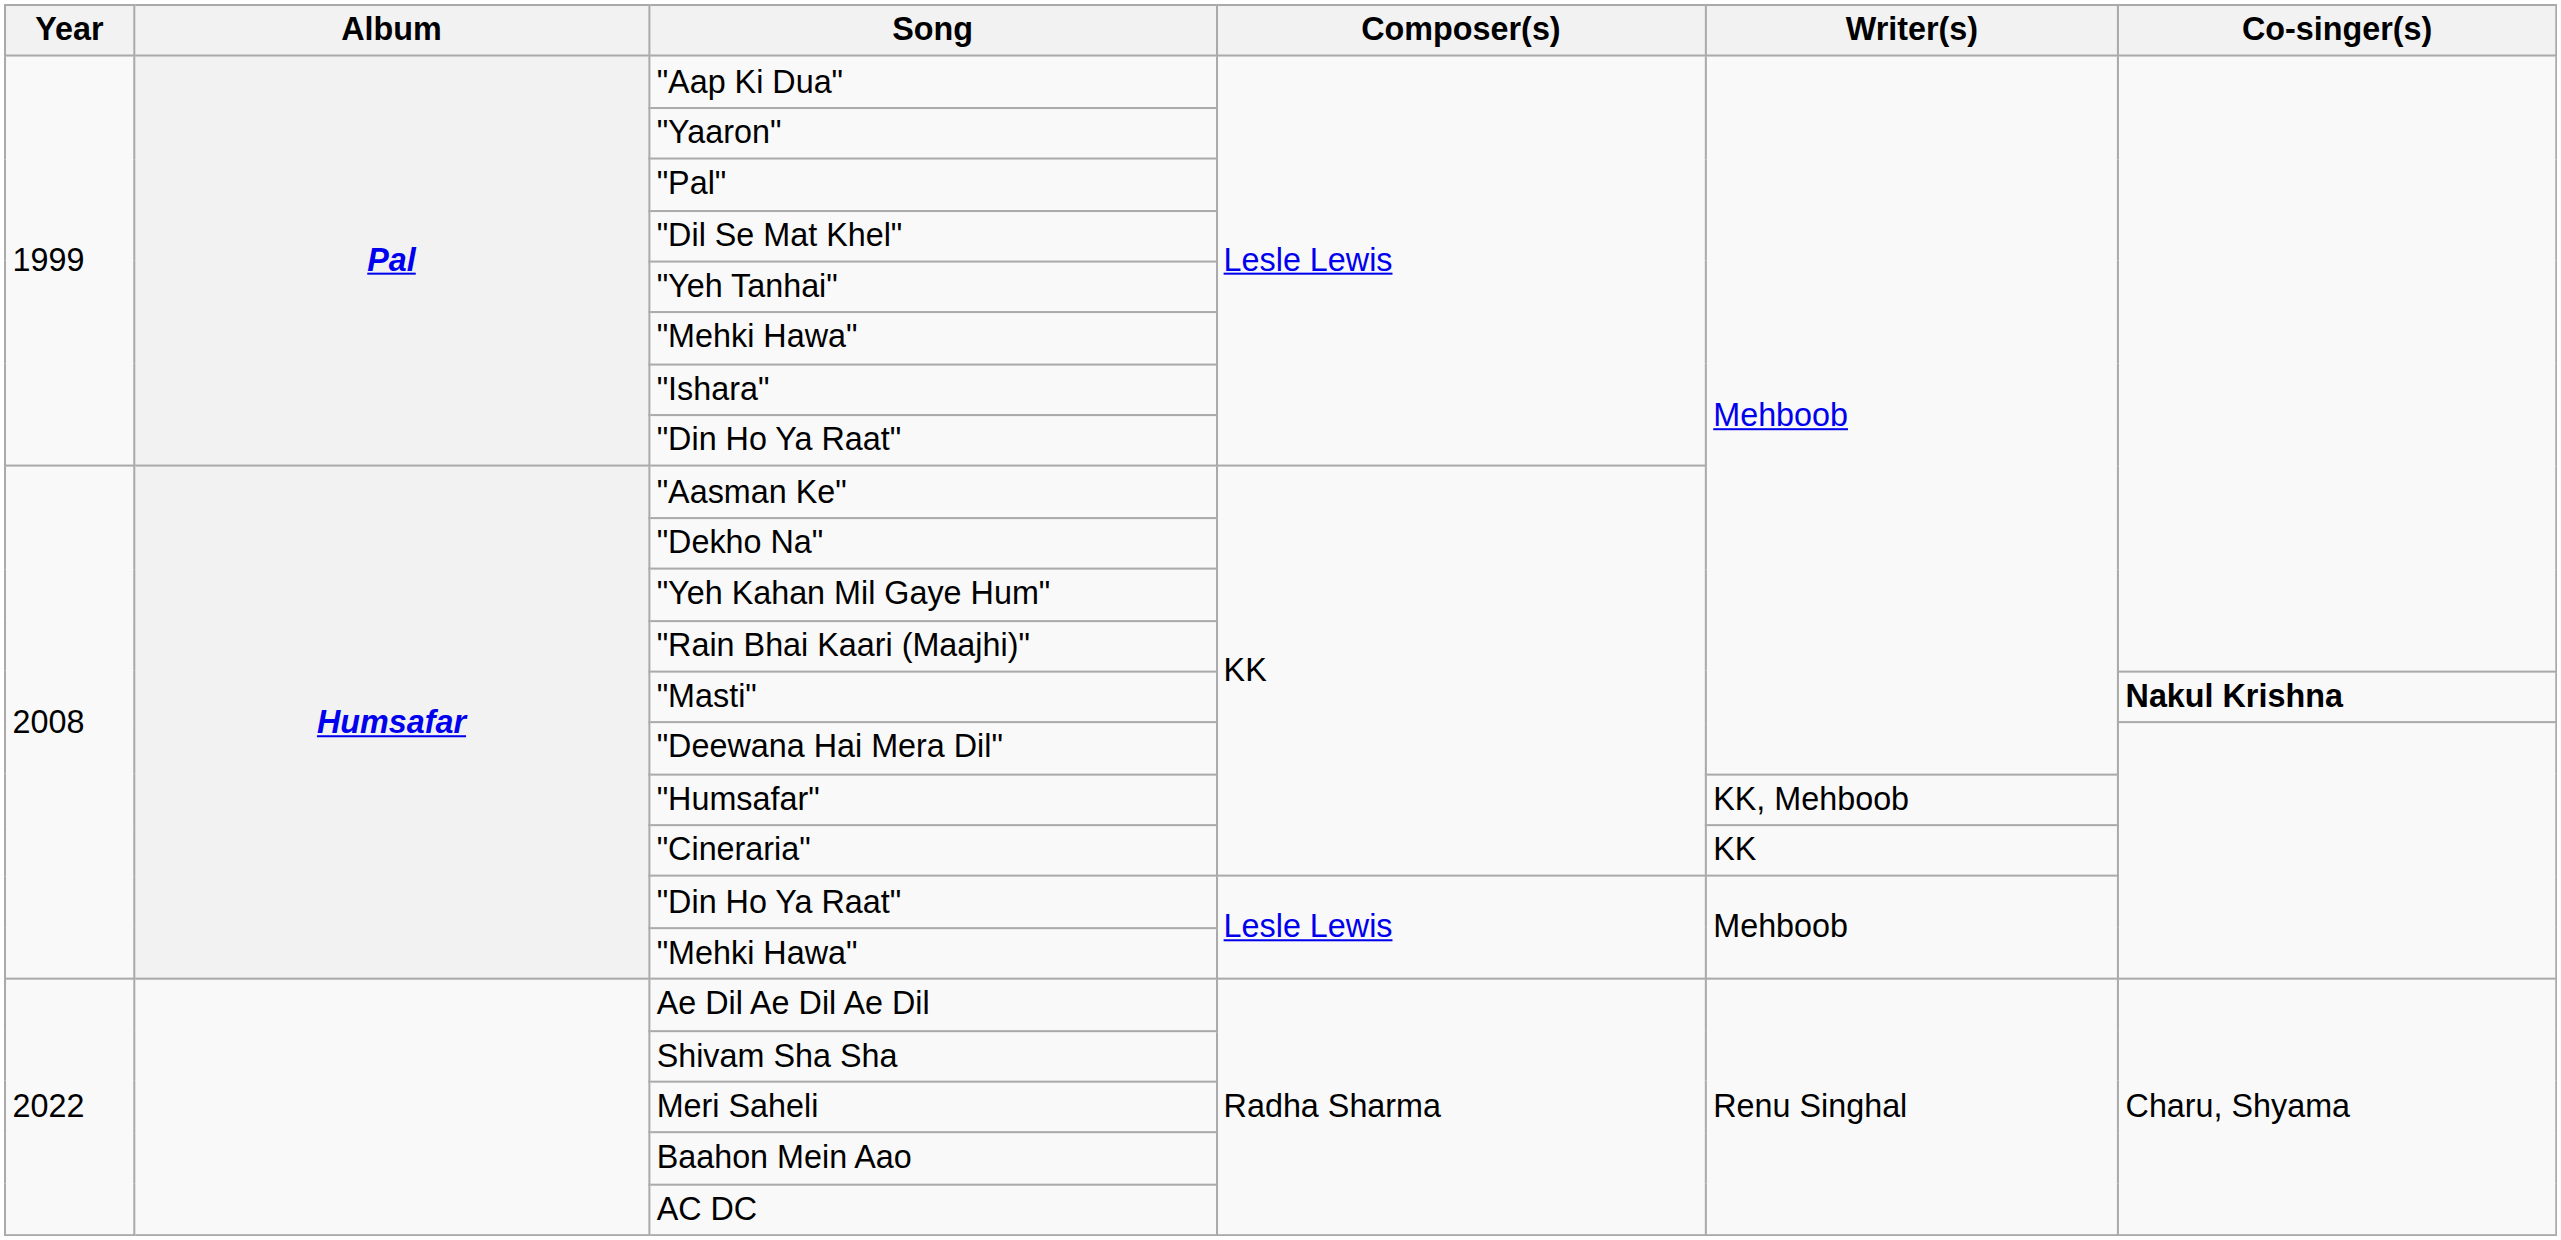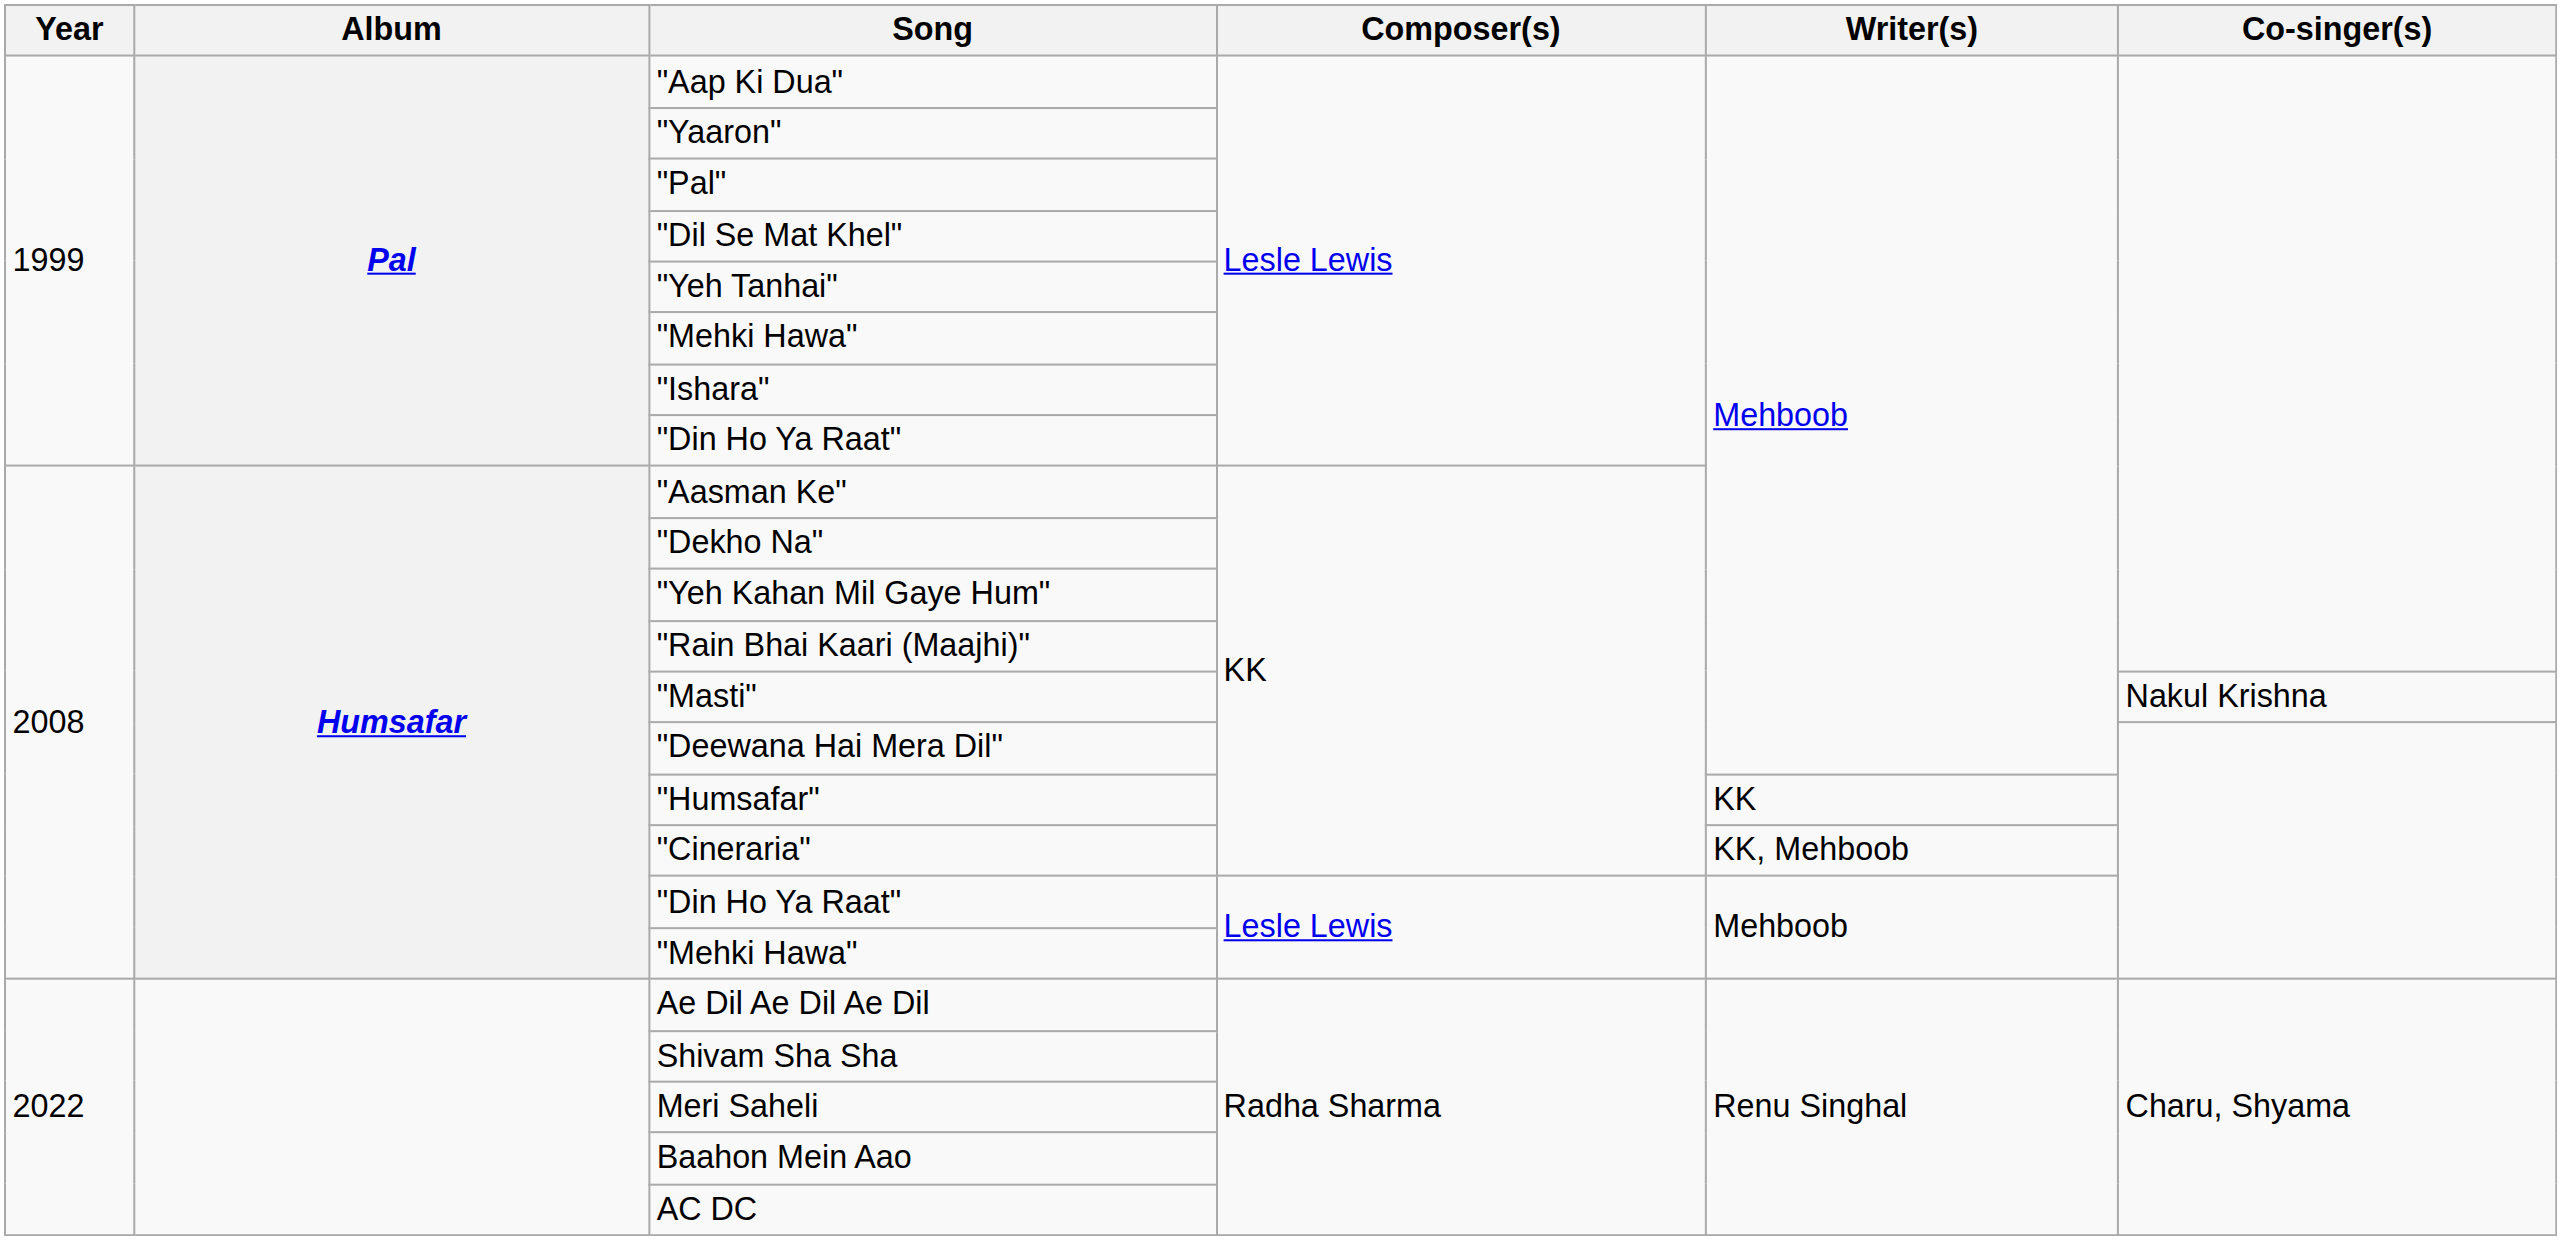(2234, 696) bold -> (2226, 696) normal
(1811, 798) KK, Mehboob -> (1735, 798) KK
(1735, 850) KK -> (1811, 850) KK, Mehboob
